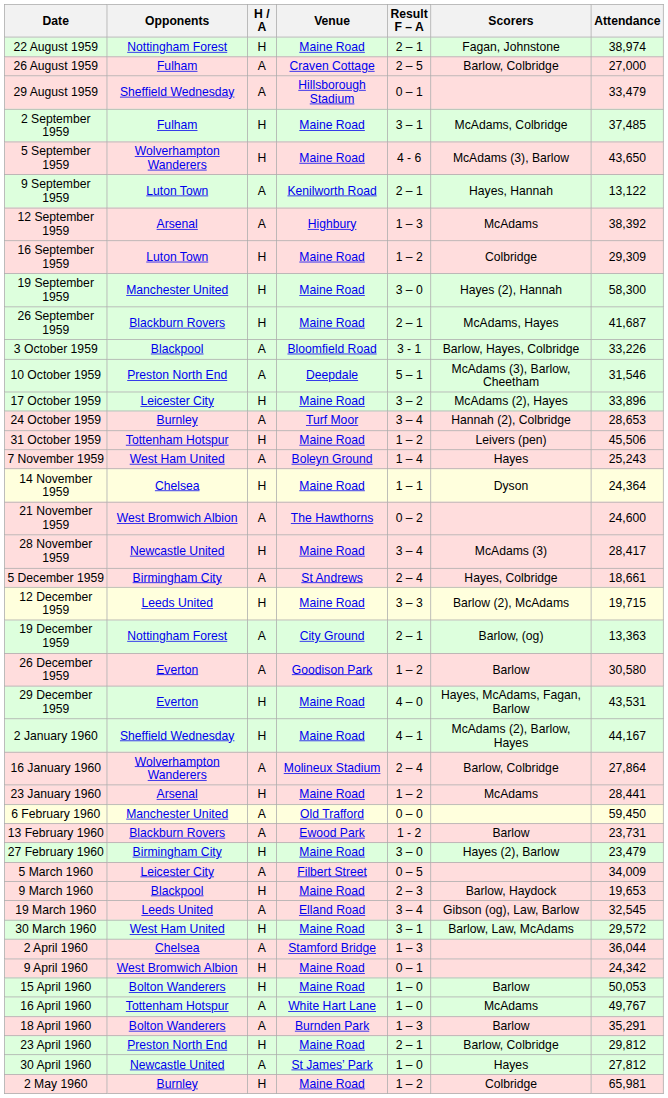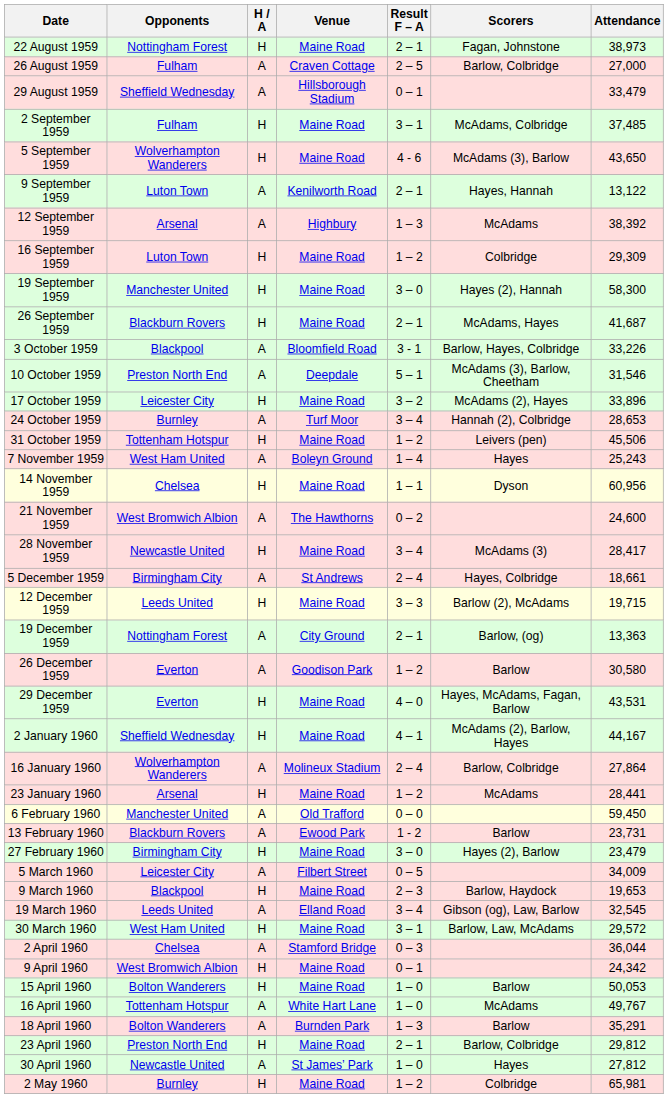(627, 47) 38,974 -> (627, 47) 38,973
(627, 485) 24,364 -> (627, 485) 60,956
(409, 949) 1 – 3 -> (409, 949) 0 – 3
